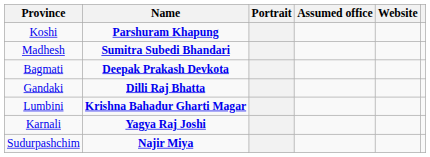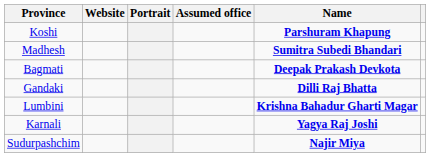columns swapped: (166, 13) <-> (398, 13)
